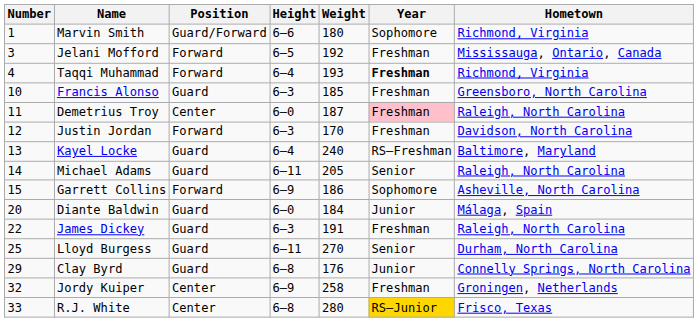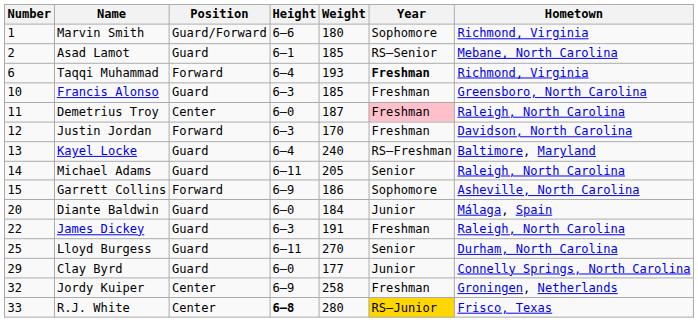+ row: (93, 54)
- row: (108, 54)
(11, 73) 4 -> (11, 73) 6
(283, 269) 6–8 -> (283, 269) 6–0
(333, 269) 176 -> (333, 269) 177
(283, 308) normal -> (283, 308) bold
